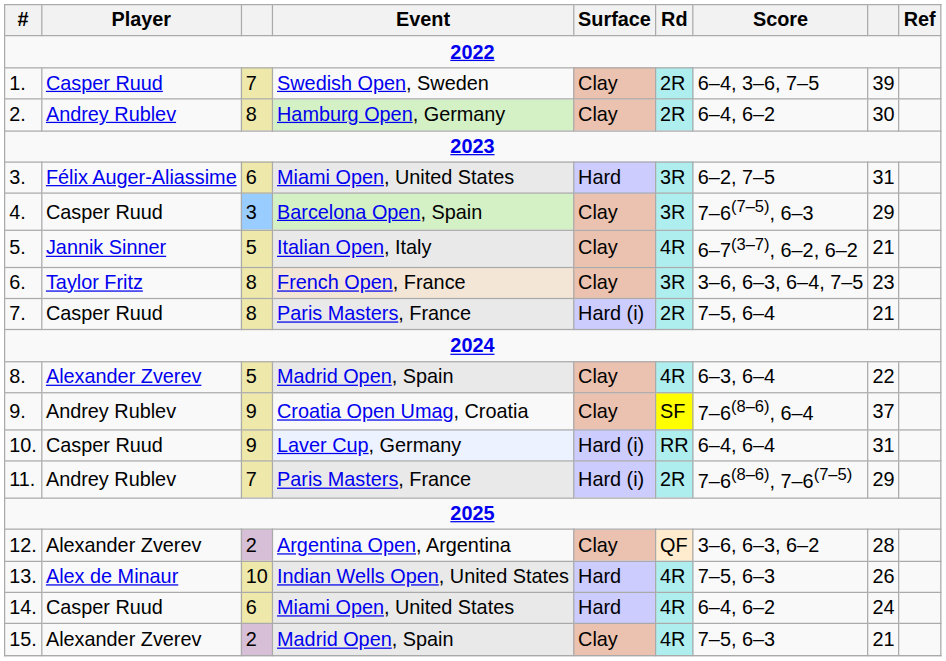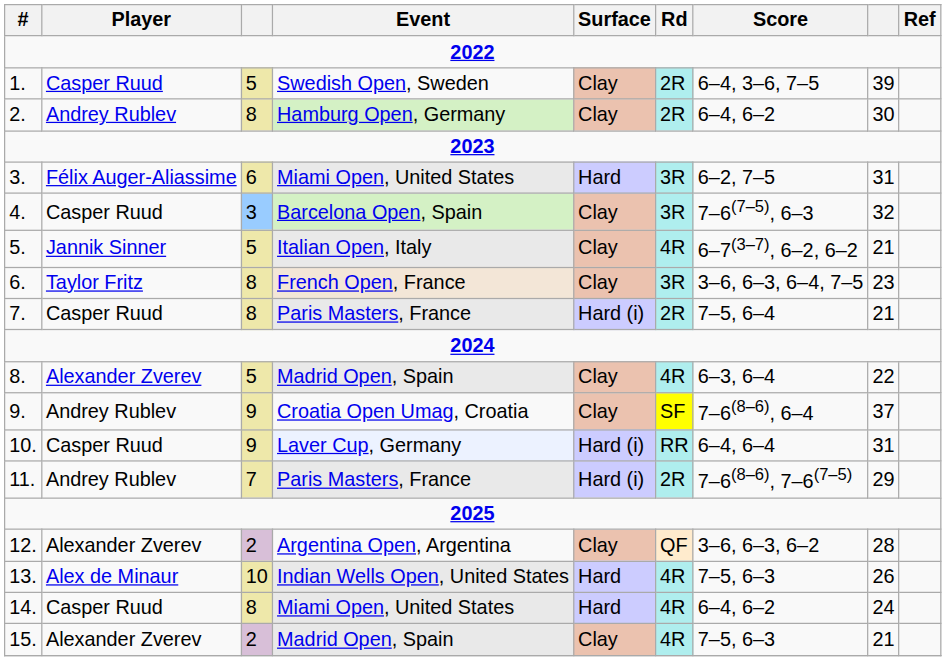(251, 83) 7 -> (251, 83) 5
(883, 211) 29 -> (883, 211) 32
(251, 608) 6 -> (251, 608) 8
